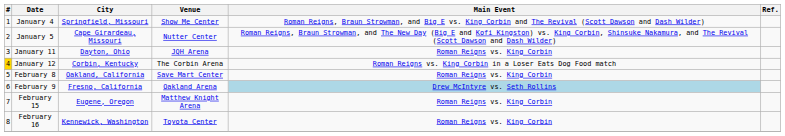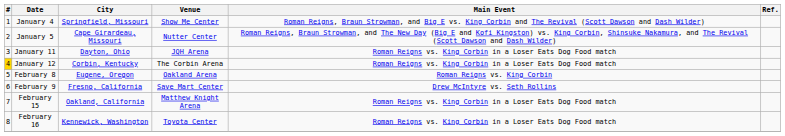(494, 52) Roman Reigns vs. King Corbin -> (494, 52) Roman Reigns vs. King Corbin in a Loser Eats Dog Food match
(105, 75) Oakland, California -> (105, 75) Eugene, Oregon
(190, 75) Save Mart Center -> (190, 75) Oakland Arena
(190, 87) Oakland Arena -> (190, 87) Save Mart Center
(494, 87) lightblue background -> (494, 87) no background
(105, 102) Eugene, Oregon -> (105, 102) Oakland, California
(494, 102) Roman Reigns vs. King Corbin -> (494, 102) Roman Reigns vs. King Corbin in a Loser Eats Dog Food match
(494, 122) Roman Reigns vs. King Corbin -> (494, 122) Roman Reigns vs. King Corbin in a Loser Eats Dog Food match
